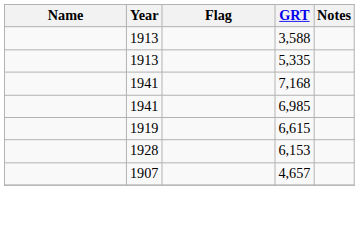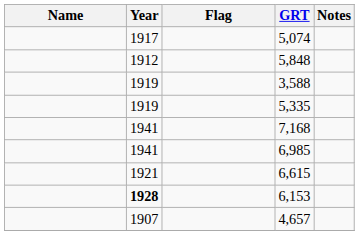+ row: (294, 38)
+ row: (294, 60)
(144, 38) 1913 -> (144, 83) 1919
(144, 60) 1913 -> (144, 106) 1919
(144, 128) 1919 -> (144, 173) 1921
(144, 151) normal -> (144, 196) bold
